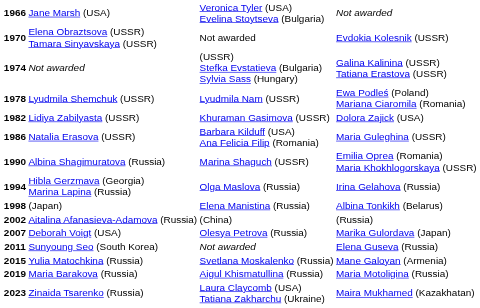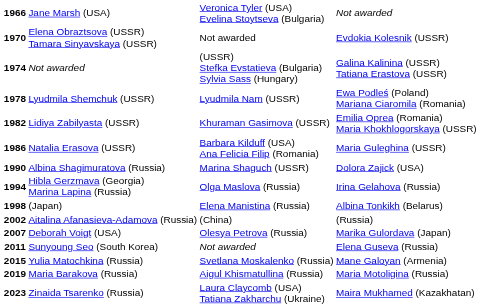(380, 117) Dolora Zajick (USA) -> (406, 123) Emilia Oprea (Romania) Maria Khokhlogorskaya (USSR)
(406, 162) Emilia Oprea (Romania) Maria Khokhlogorskaya (USSR) -> (380, 167) Dolora Zajick (USA)
